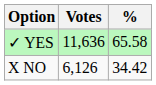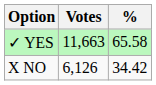(84, 42) 11,636 -> (84, 42) 11,663
